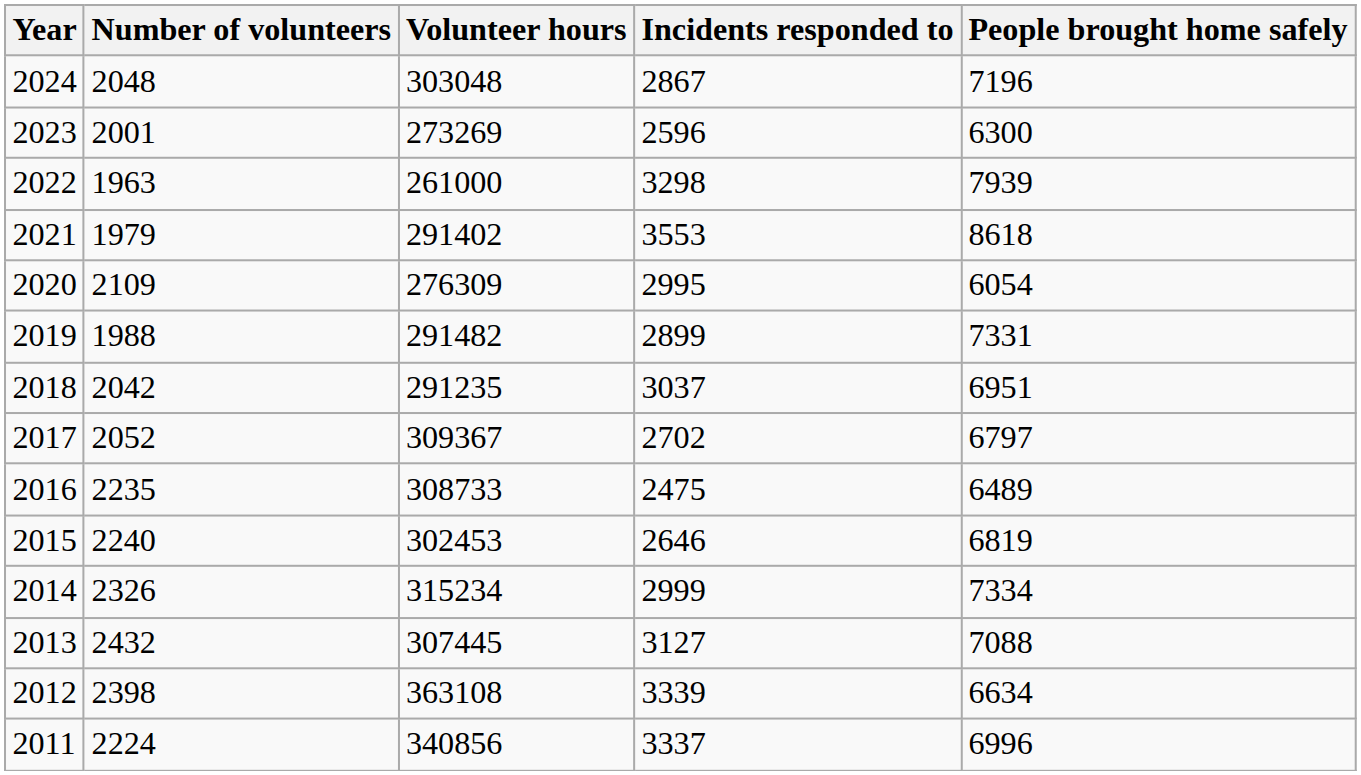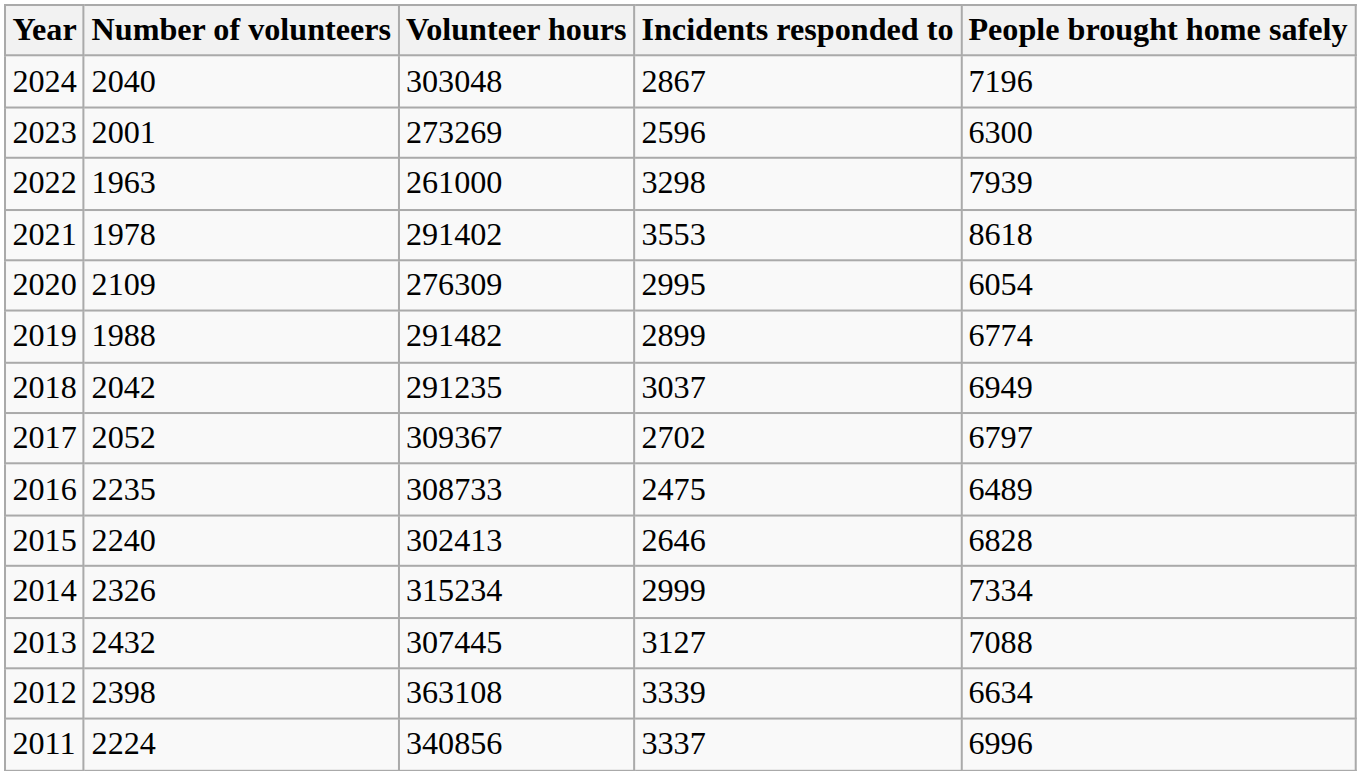(124, 81) 2048 -> (124, 81) 2040
(124, 234) 1979 -> (124, 234) 1978
(1001, 336) 7331 -> (1001, 336) 6774
(1001, 387) 6951 -> (1001, 387) 6949
(454, 540) 302453 -> (454, 540) 302413
(1001, 540) 6819 -> (1001, 540) 6828
